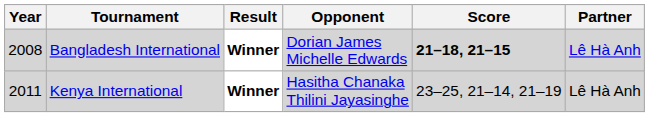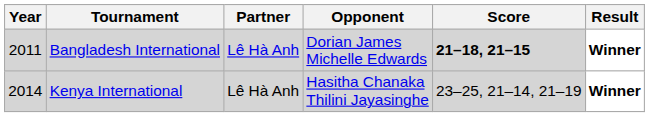columns swapped: (605, 17) <-> (253, 17)
(25, 50) 2008 -> (25, 50) 2011
(25, 91) 2011 -> (25, 91) 2014
